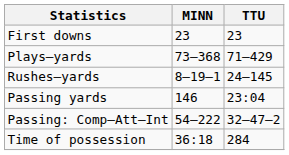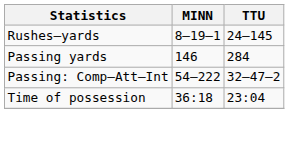- row: (50, 36)
- row: (50, 56)
(246, 98) 23:04 -> (238, 56) 284
(238, 139) 284 -> (246, 98) 23:04
